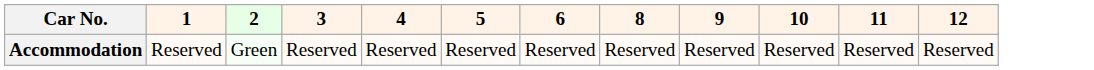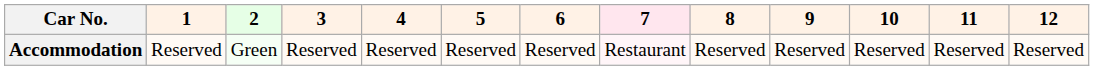+ column: (645, 19)
